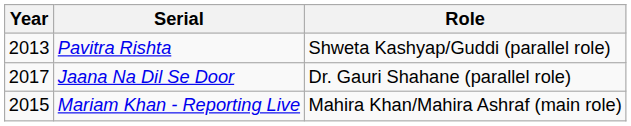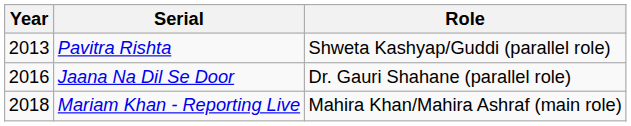(29, 76) 2017 -> (29, 76) 2016
(29, 105) 2015 -> (29, 105) 2018
